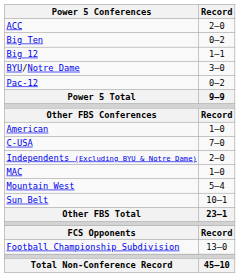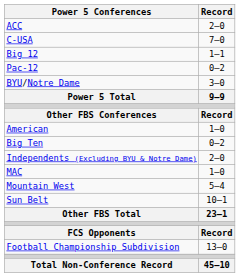rows swapped: (25, 40) <-> (20, 143)
rows swapped: (43, 68) <-> (22, 82)
